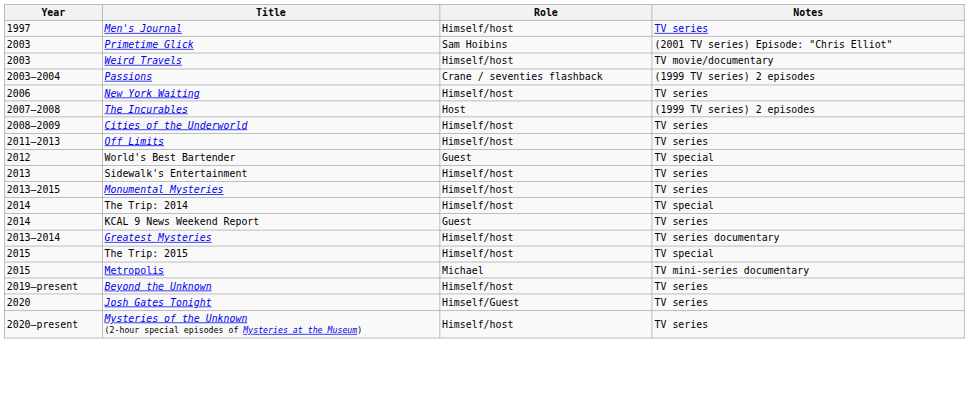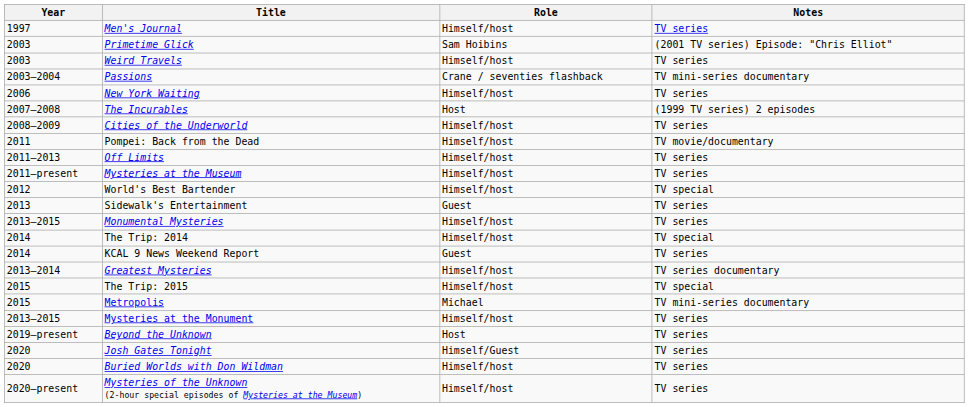(714, 61) TV movie/documentary -> (681, 61) TV series
(735, 77) (1999 TV series) 2 episodes -> (732, 77) TV mini-series documentary
+ row: (182, 141)
+ row: (173, 173)
(457, 157) Guest -> (478, 190) Himself/host
(478, 173) Himself/host -> (457, 206) Guest
+ row: (179, 318)
(478, 286) Himself/host -> (454, 334) Host
+ row: (194, 367)
